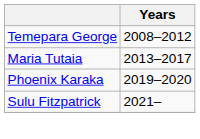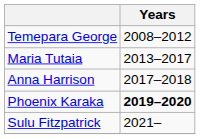+ row: (51, 79)
(157, 79) normal -> (157, 101) bold
